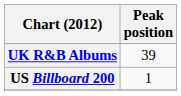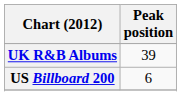(148, 78) 1 -> (148, 78) 6
